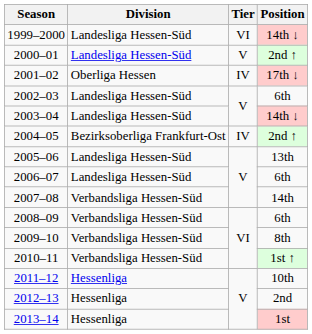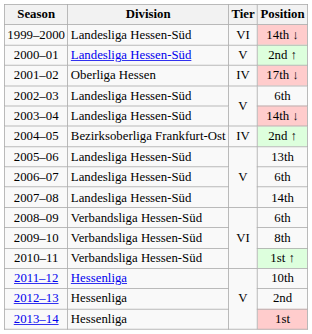(136, 197) Verbandsliga Hessen-Süd -> (131, 197) Landesliga Hessen-Süd
